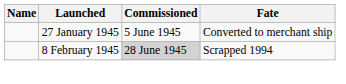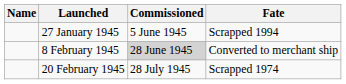(268, 32) Converted to merchant ship -> (244, 32) Scrapped 1994
(238, 50) Scrapped 1994 -> (273, 50) Converted to merchant ship
+ row: (83, 69)
